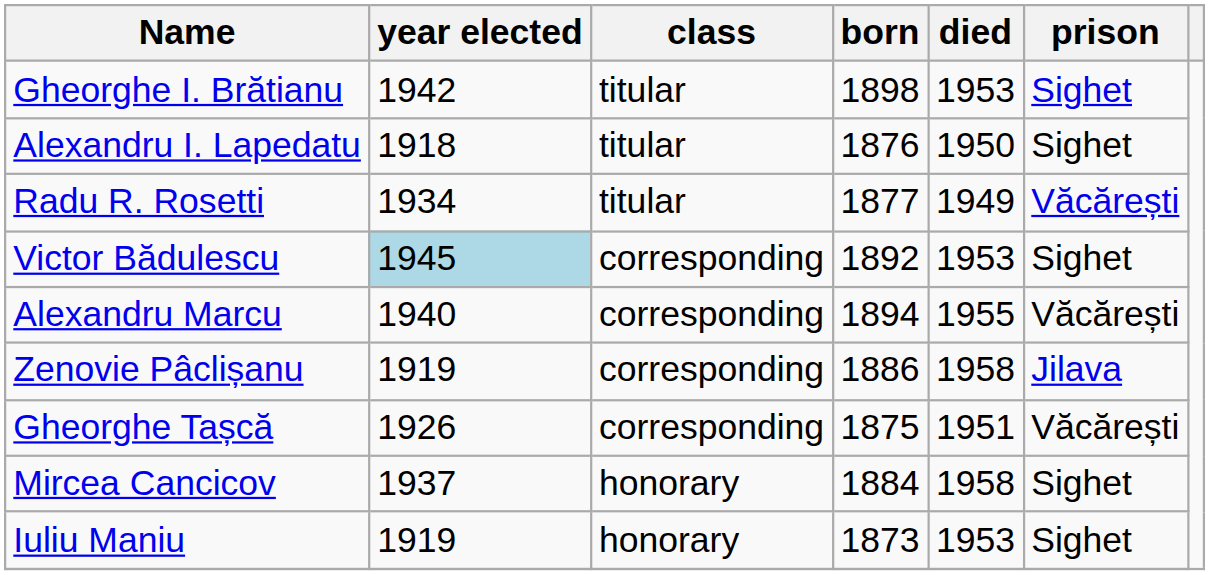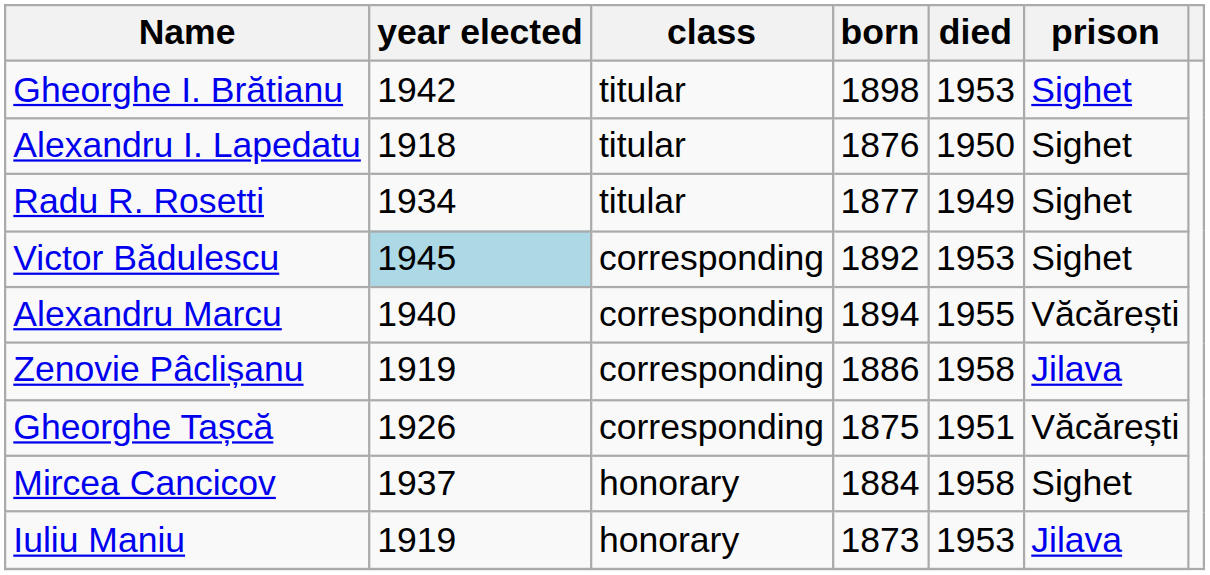(1105, 201) Văcărești -> (1082, 201) Sighet
(1082, 539) Sighet -> (1077, 539) Jilava
